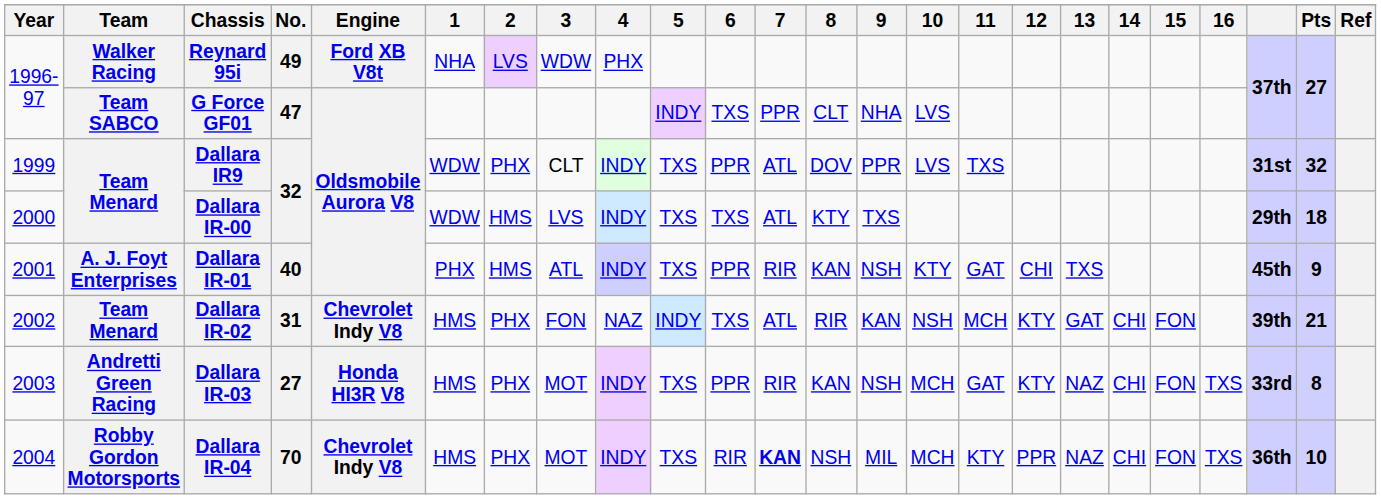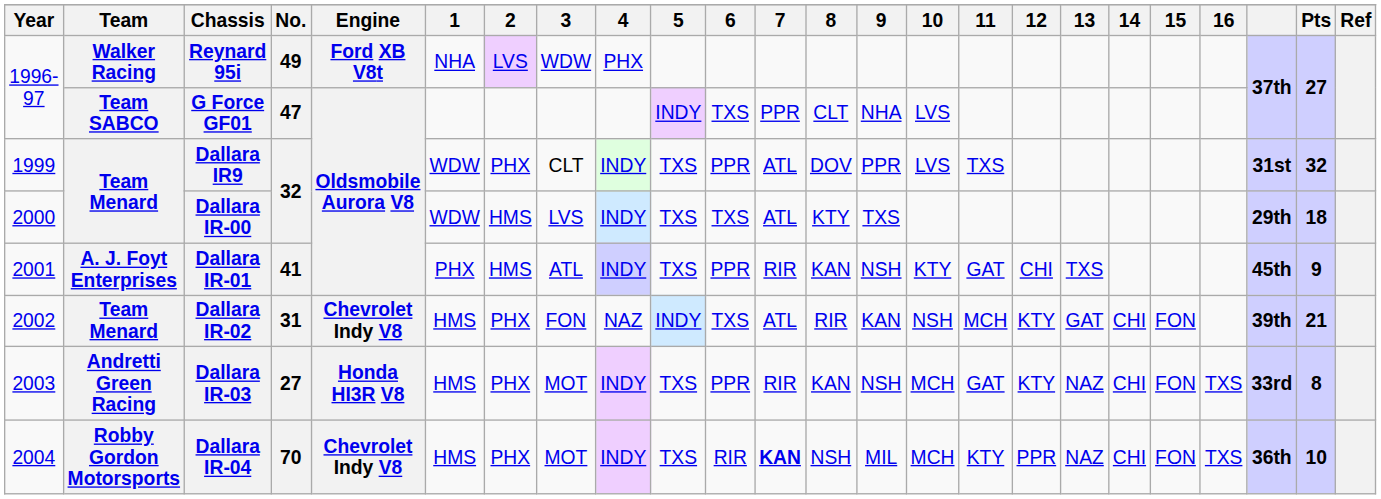(291, 269) 40 -> (291, 269) 41
